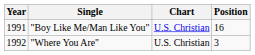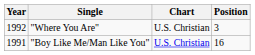rows swapped: (90, 27) <-> (65, 43)
